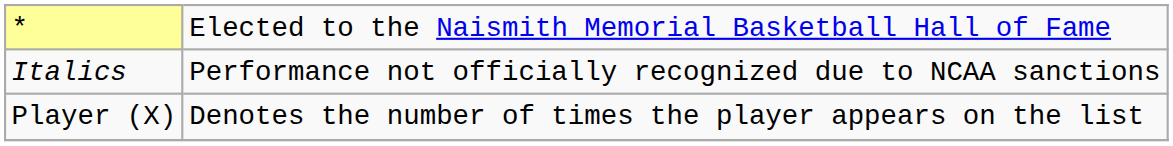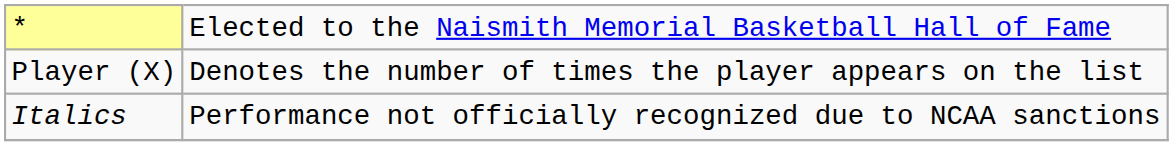rows swapped: (94, 117) <-> (69, 72)
